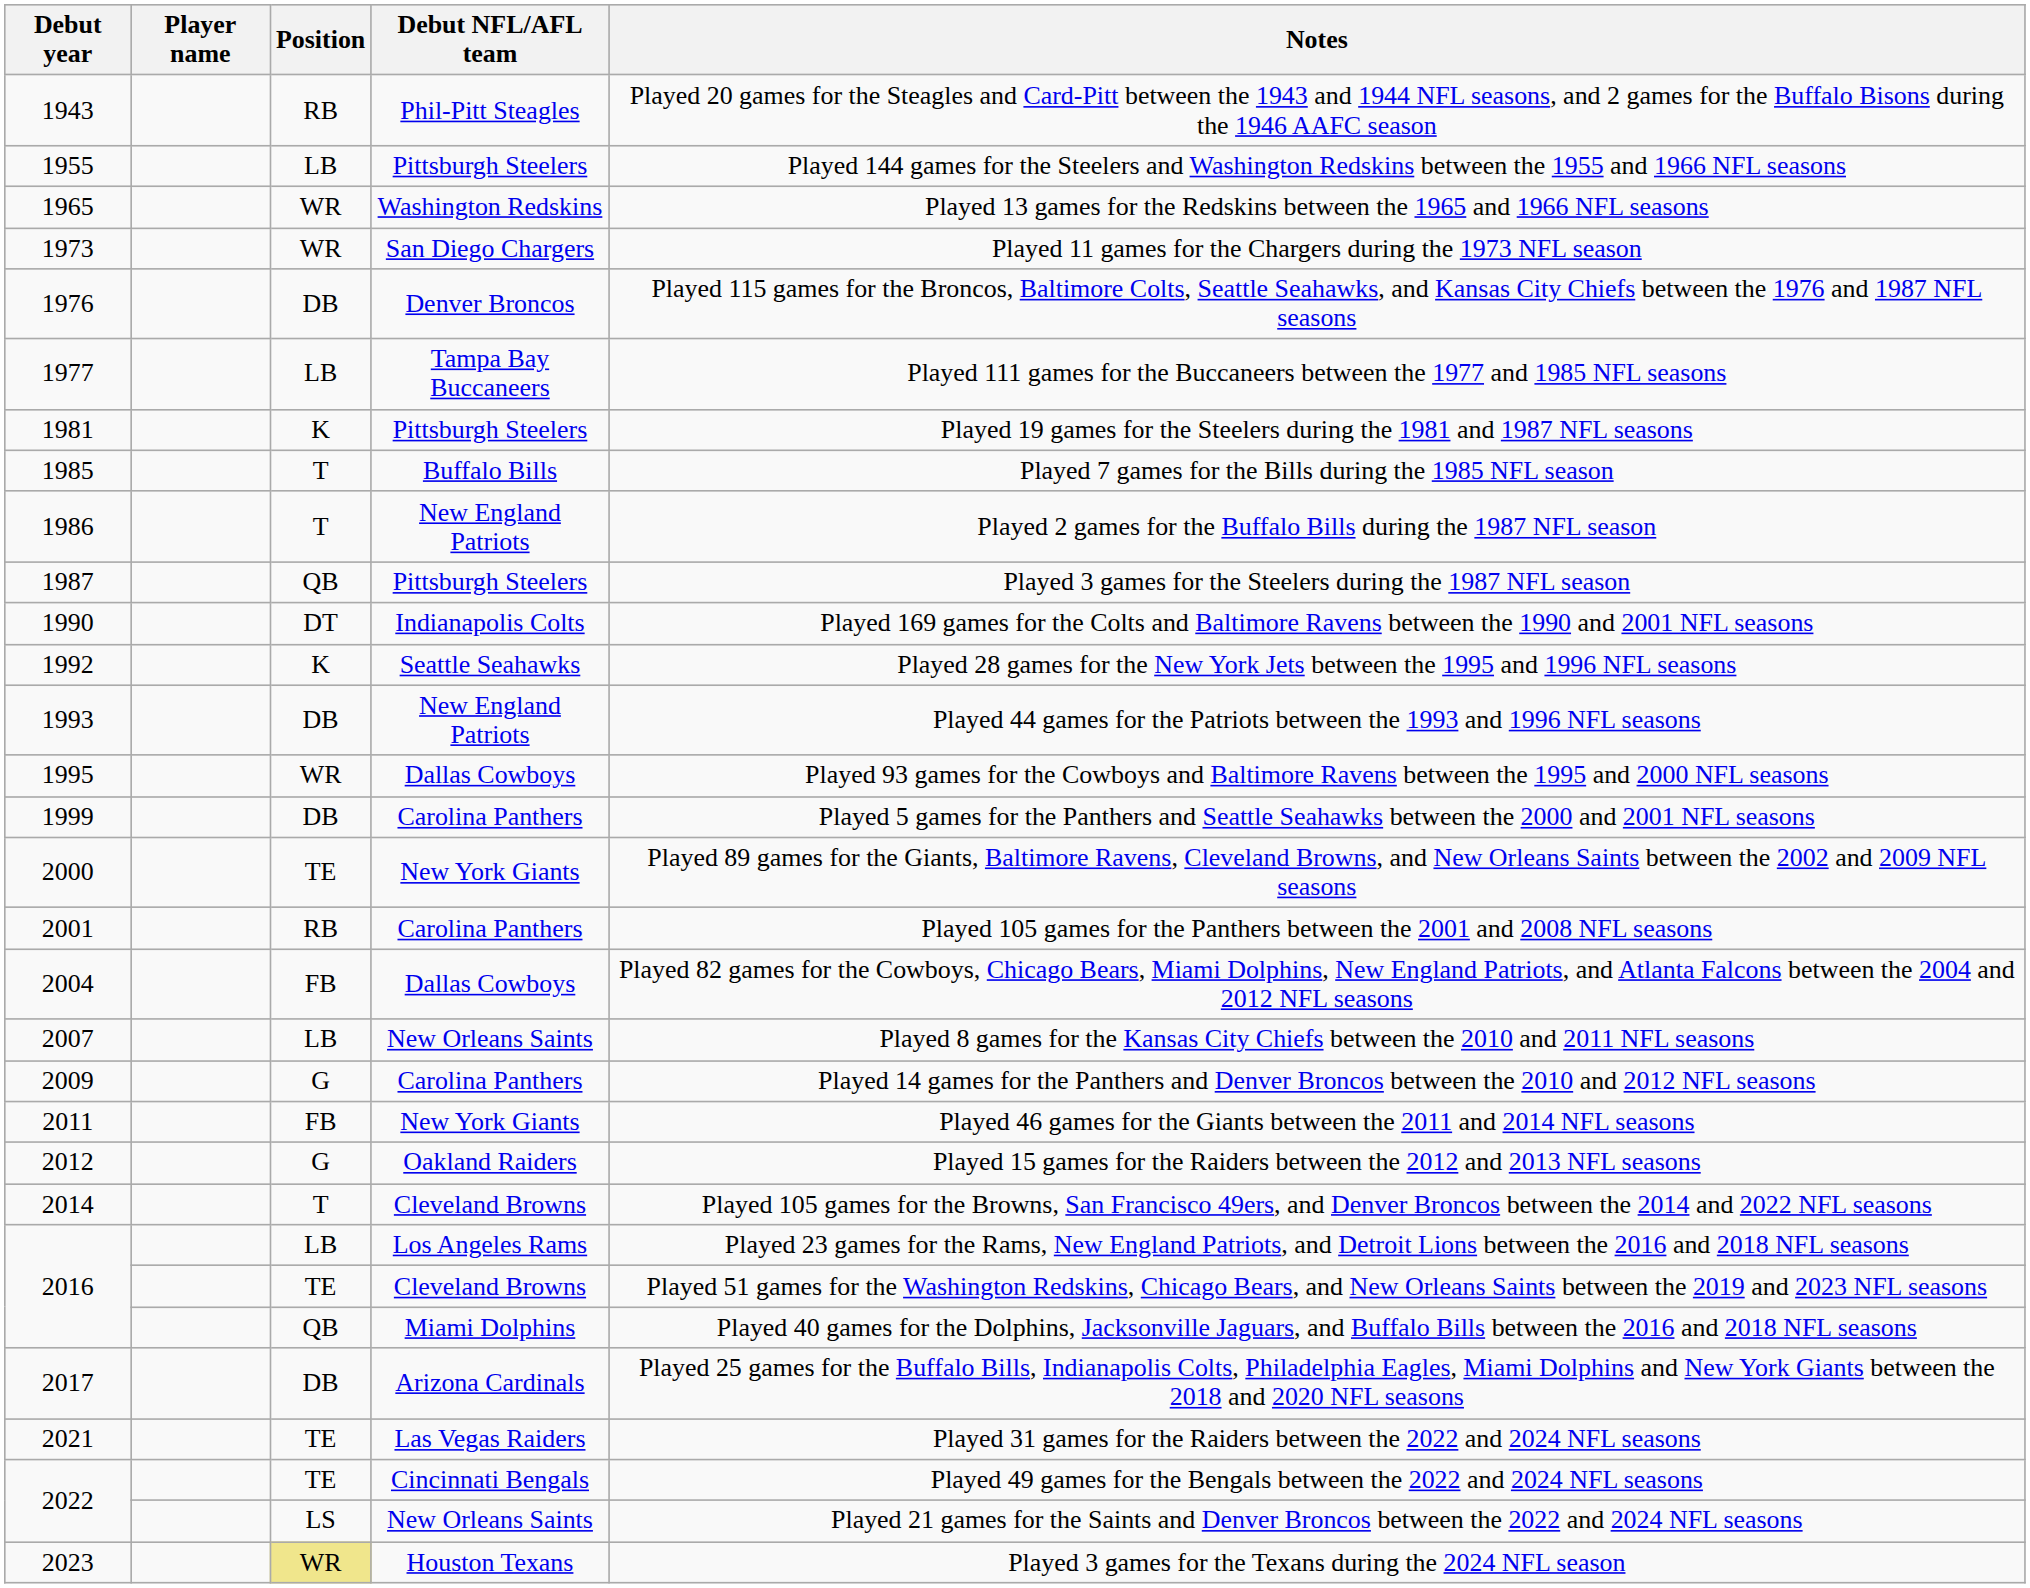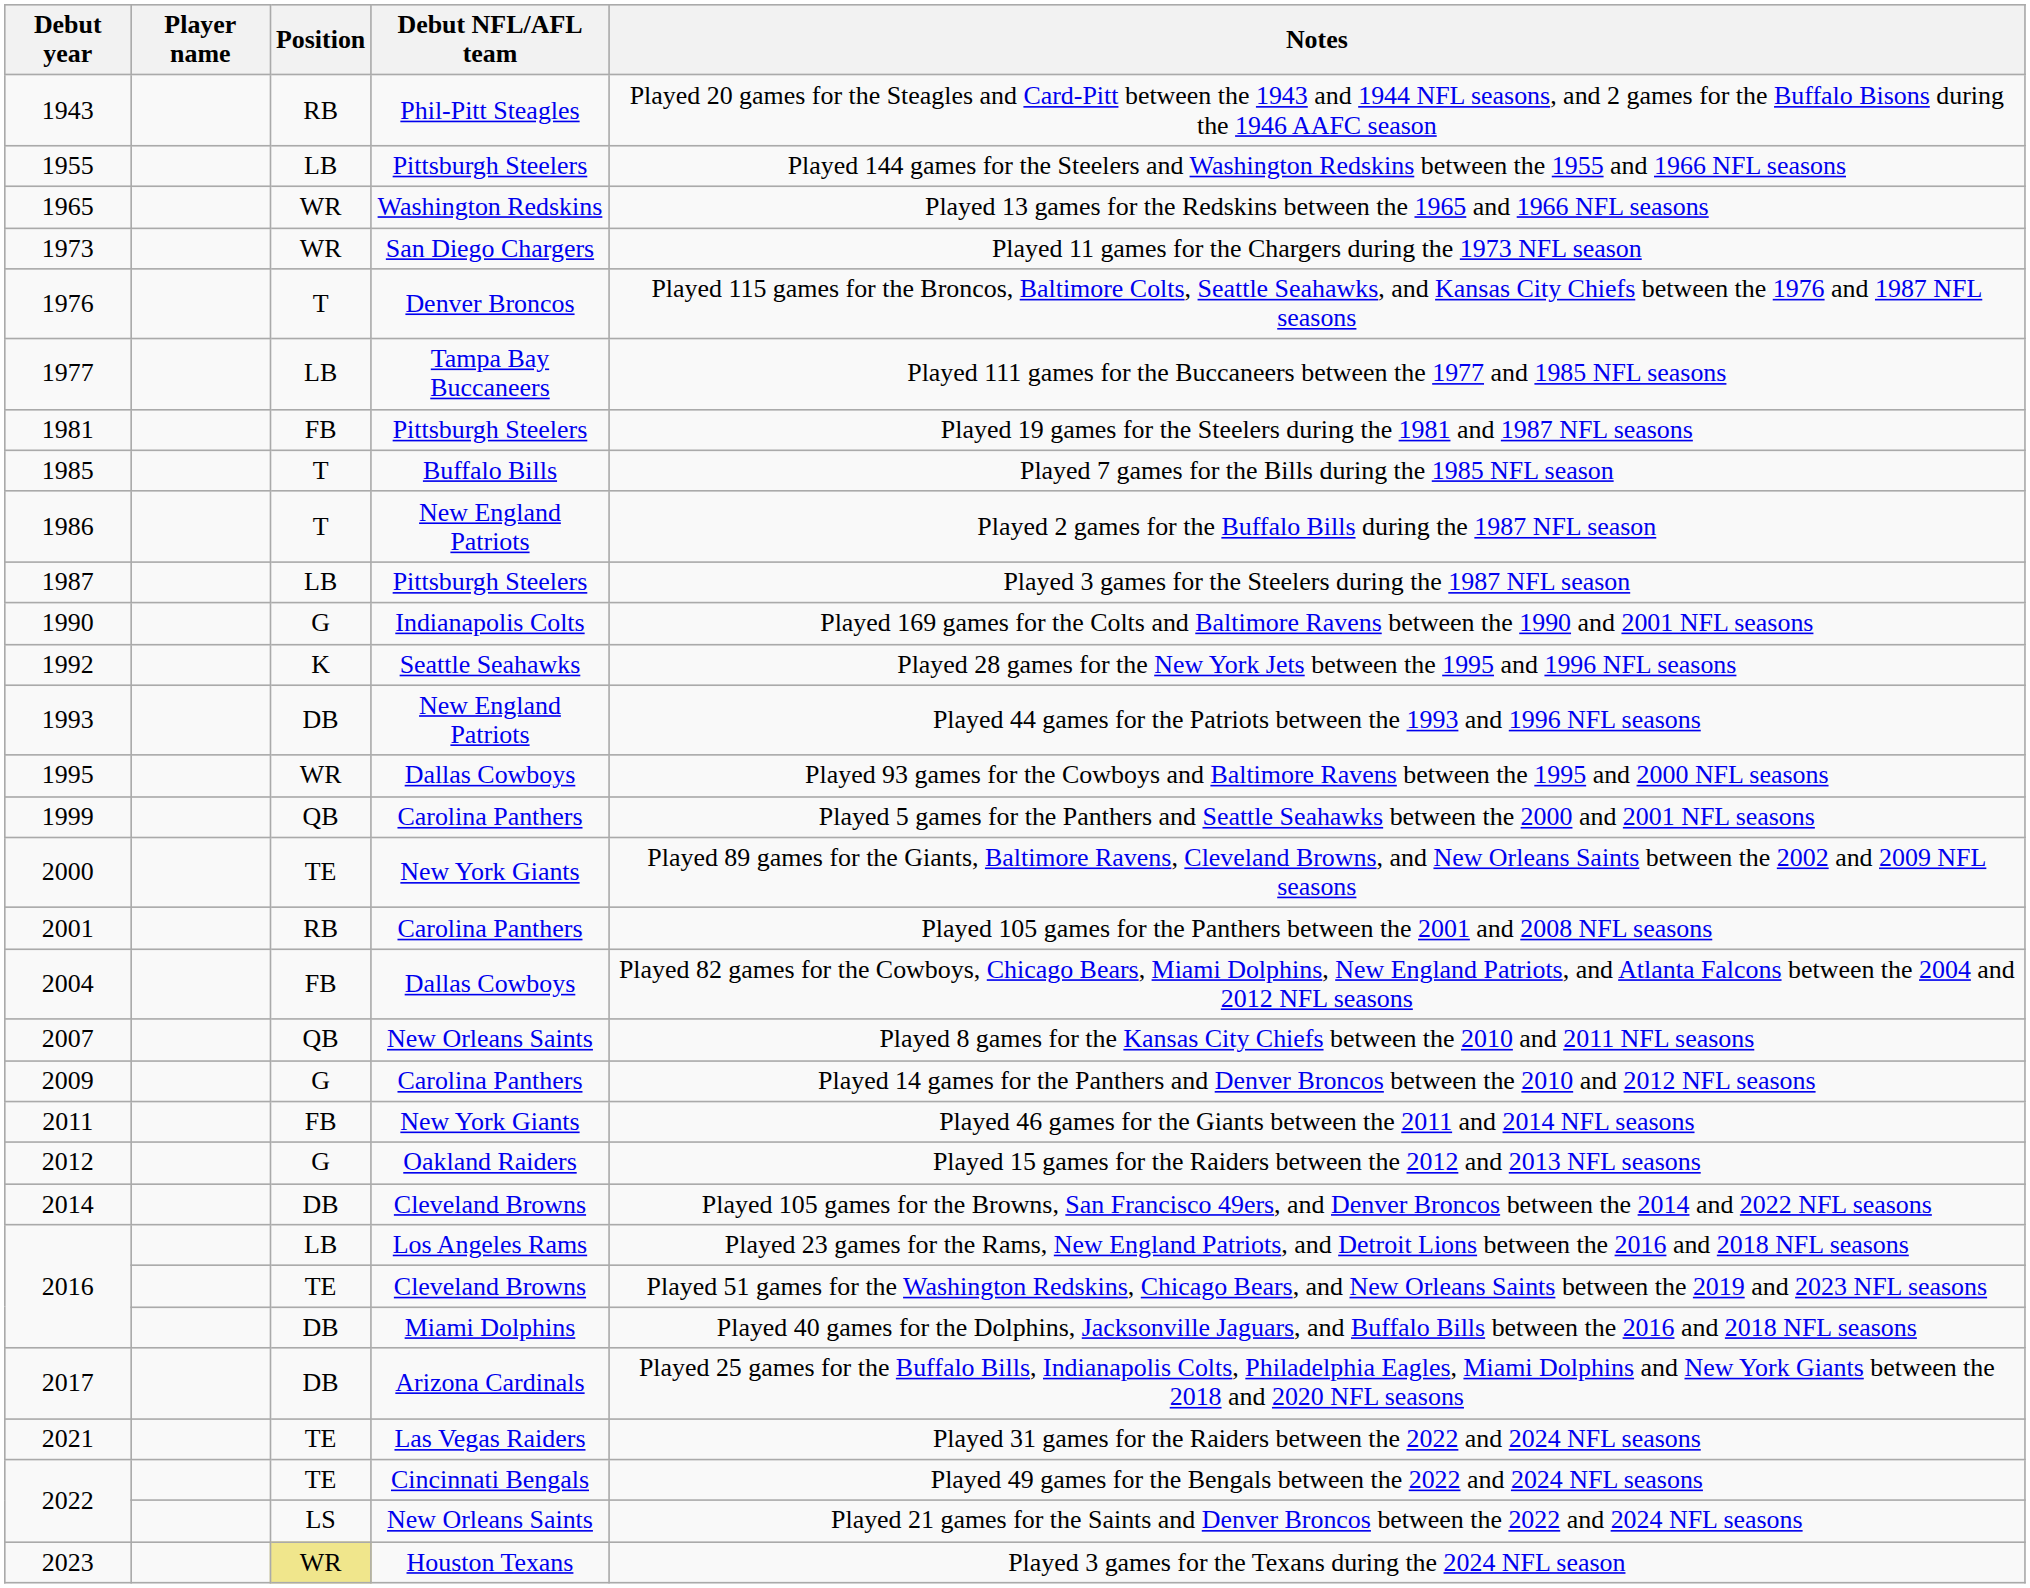(321, 303) DB -> (321, 303) T
(321, 429) K -> (321, 429) FB
(321, 581) QB -> (321, 581) LB
(321, 623) DT -> (321, 623) G
(321, 816) DB -> (321, 816) QB
(321, 1039) LB -> (321, 1039) QB
(321, 1203) T -> (321, 1203) DB
(321, 1327) QB -> (321, 1327) DB
